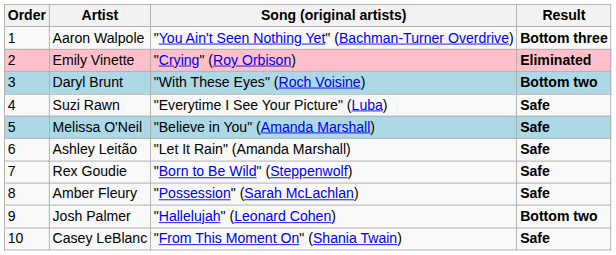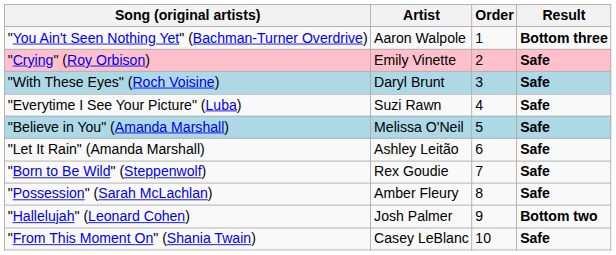columns swapped: (27, 15) <-> (334, 15)
(556, 60) Eliminated -> (535, 60) Safe
(559, 82) Bottom two -> (535, 82) Safe
